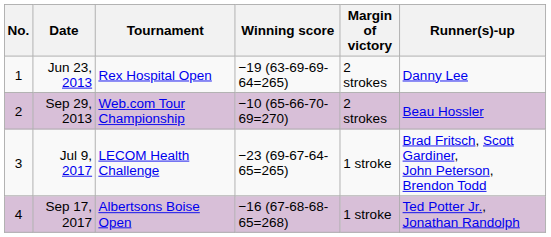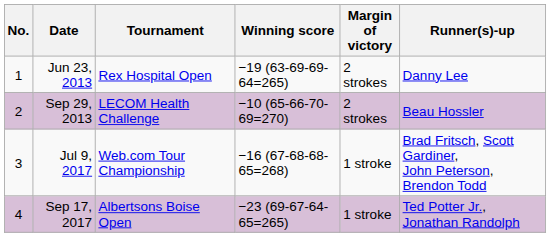(142, 111) Web.com Tour Championship -> (144, 111) LECOM Health Challenge
(144, 163) LECOM Health Challenge -> (142, 163) Web.com Tour Championship
(283, 163) −23 (69-67-64-65=265) -> (283, 163) −16 (67-68-68-65=268)
(283, 214) −16 (67-68-68-65=268) -> (283, 214) −23 (69-67-64-65=265)
